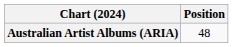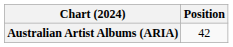(204, 33) 48 -> (204, 33) 42
